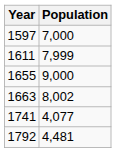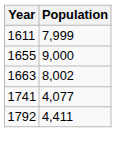- row: (22, 35)
(58, 137) 4,481 -> (57, 116) 4,411
